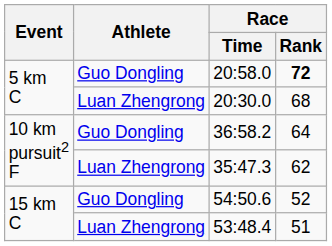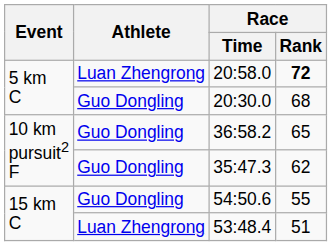(130, 74) Guo Dongling -> (141, 74) Luan Zhengrong
(141, 101) Luan Zhengrong -> (130, 101) Guo Dongling
(301, 133) 64 -> (301, 133) 65
(141, 168) Luan Zhengrong -> (130, 168) Guo Dongling
(301, 200) 52 -> (301, 200) 55
